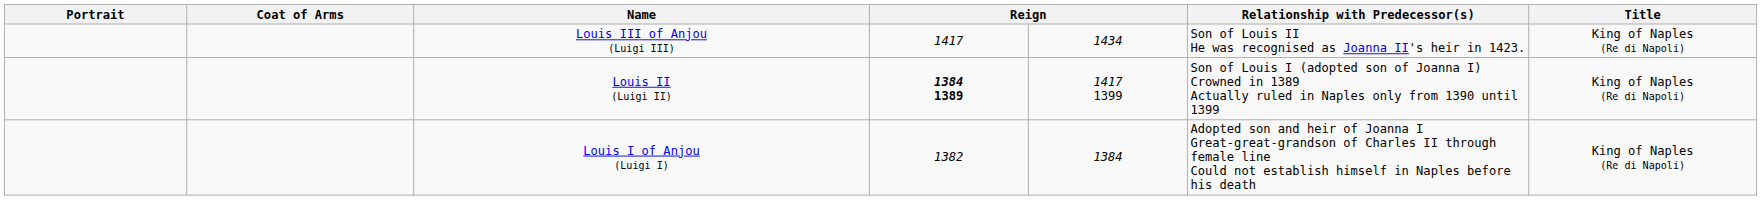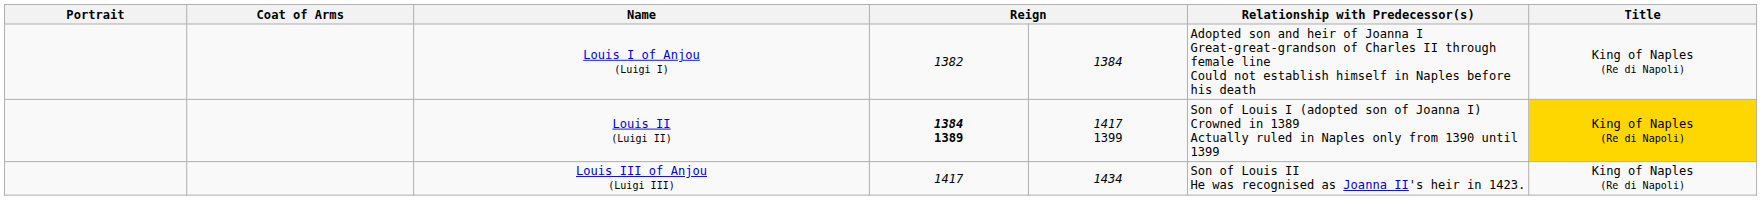rows swapped: (642, 157) <-> (642, 41)
(1643, 89) no background -> (1643, 130) gold background
